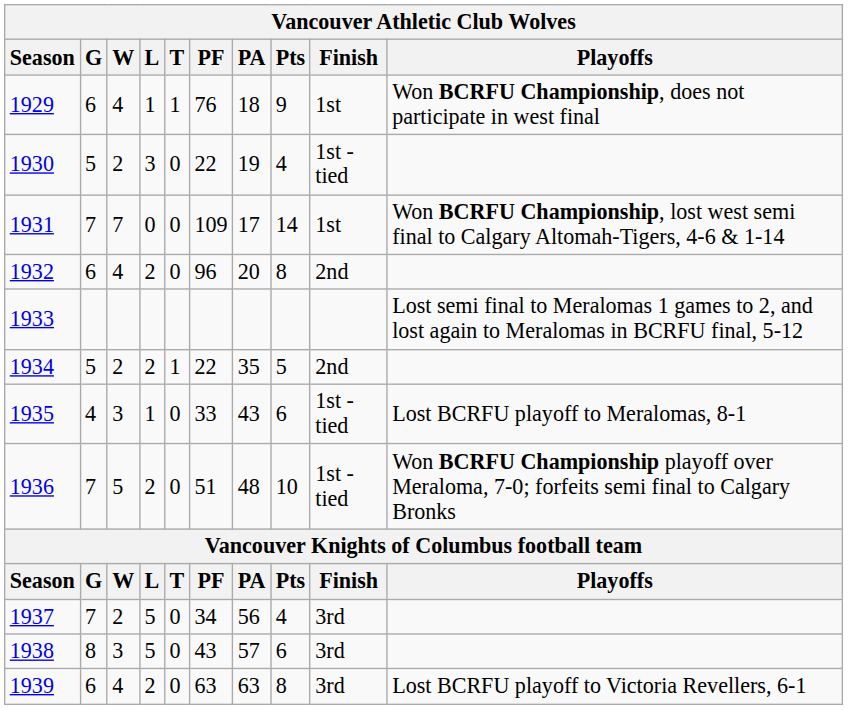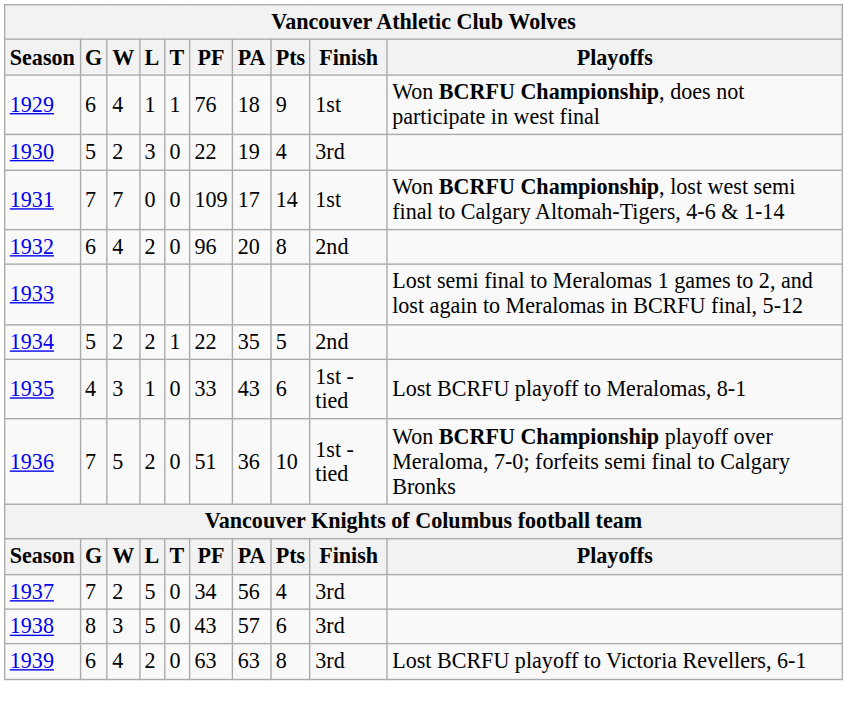(335, 164) 1st - tied -> (330, 151) 3rd
(249, 486) 48 -> (249, 461) 36
